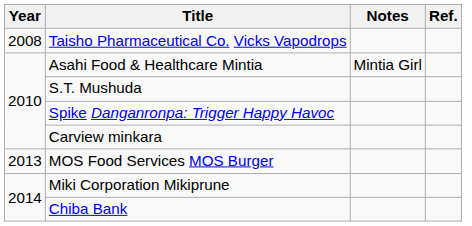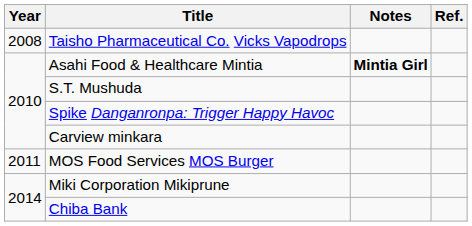(388, 64) normal -> (391, 64) bold
(25, 161) 2013 -> (24, 161) 2011
